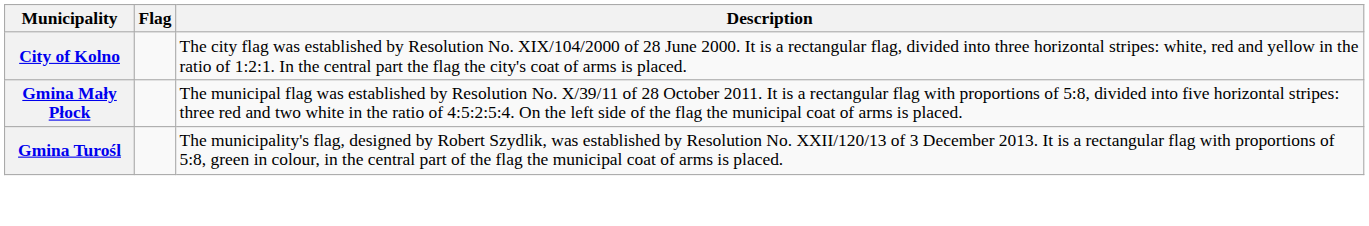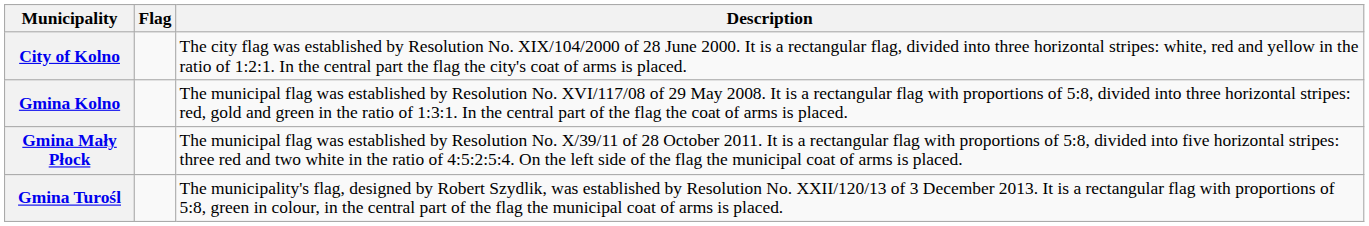+ row: (70, 103)
